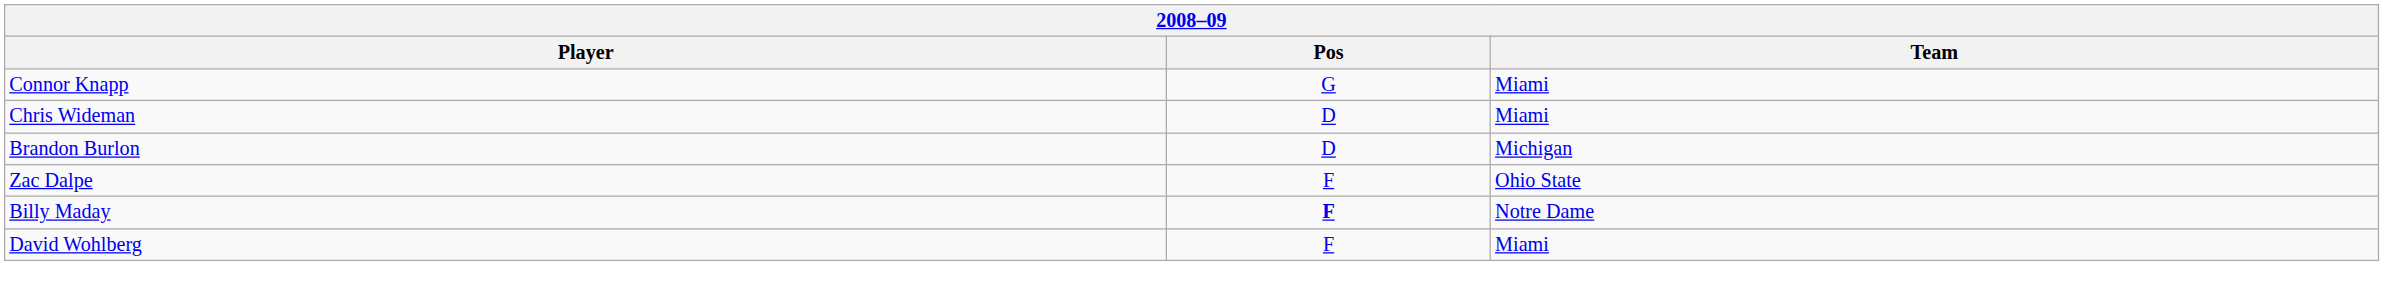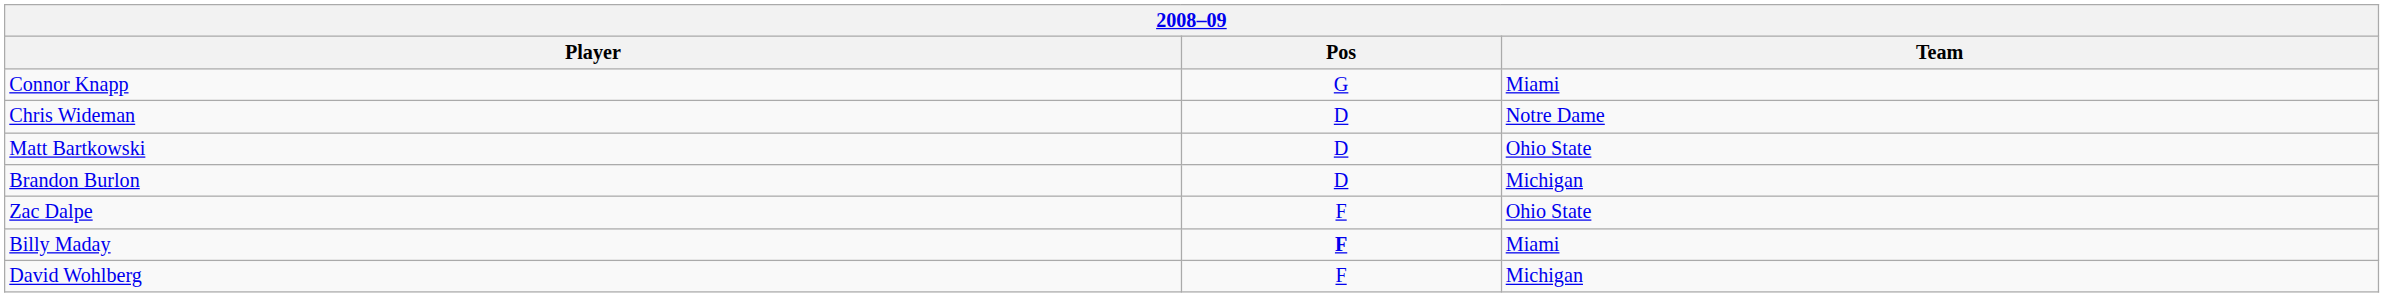(1522, 116) Miami -> (1555, 116) Notre Dame
+ row: (77, 148)
(1545, 212) Notre Dame -> (1533, 244) Miami
(1522, 244) Miami -> (1544, 276) Michigan
